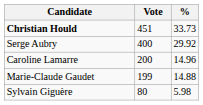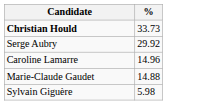- column: (153, 12)
